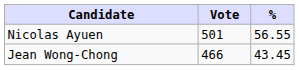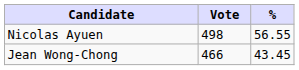(212, 34) 501 -> (212, 34) 498
